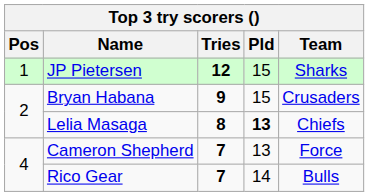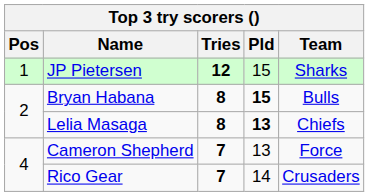(221, 97) 9 -> (221, 97) 8
(261, 97) normal -> (261, 97) bold
(321, 97) Crusaders -> (321, 97) Bulls
(321, 177) Bulls -> (321, 177) Crusaders
